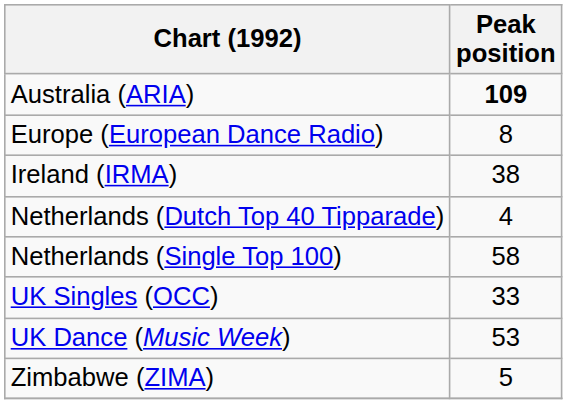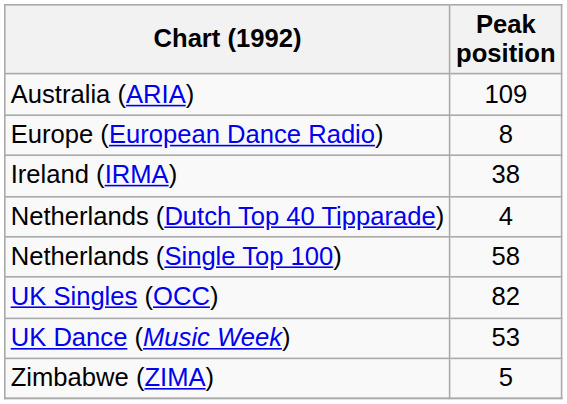(506, 94) bold -> (506, 94) normal
(506, 297) 33 -> (506, 297) 82
